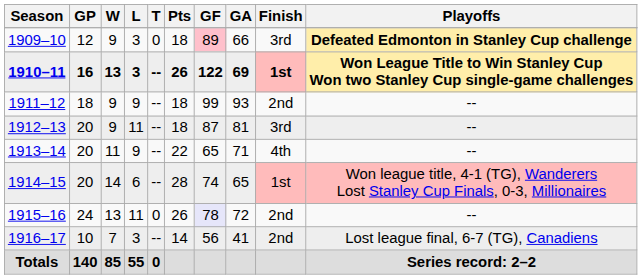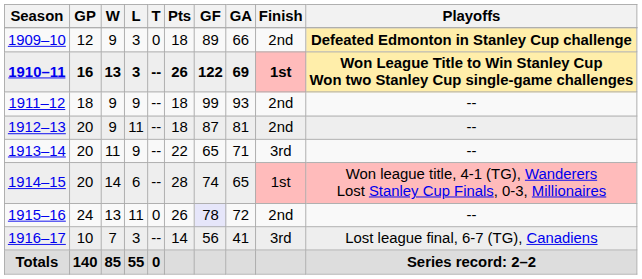(210, 39) pink background -> (210, 39) no background
(281, 39) 3rd -> (281, 39) 2nd
(281, 127) 3rd -> (281, 127) 2nd
(281, 151) 4th -> (281, 151) 3rd
(281, 238) 2nd -> (281, 238) 3rd
